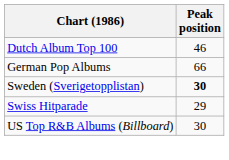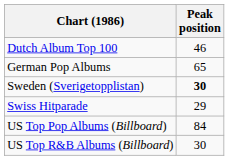(200, 67) 66 -> (200, 67) 65
+ row: (87, 125)
